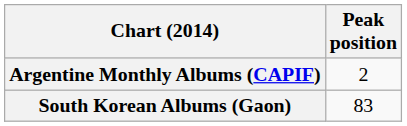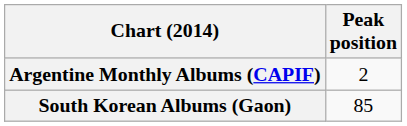(363, 105) 83 -> (363, 105) 85
